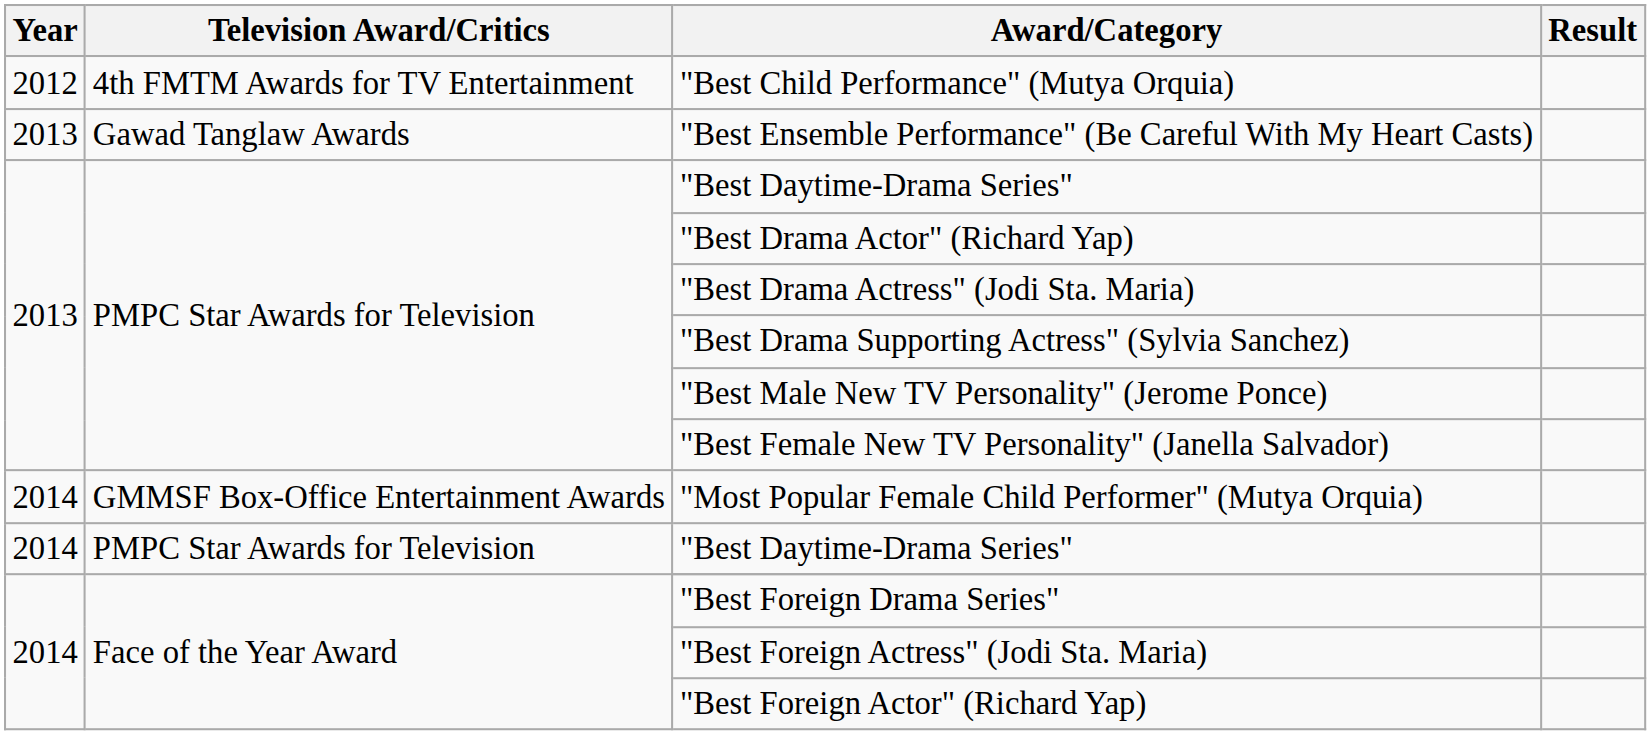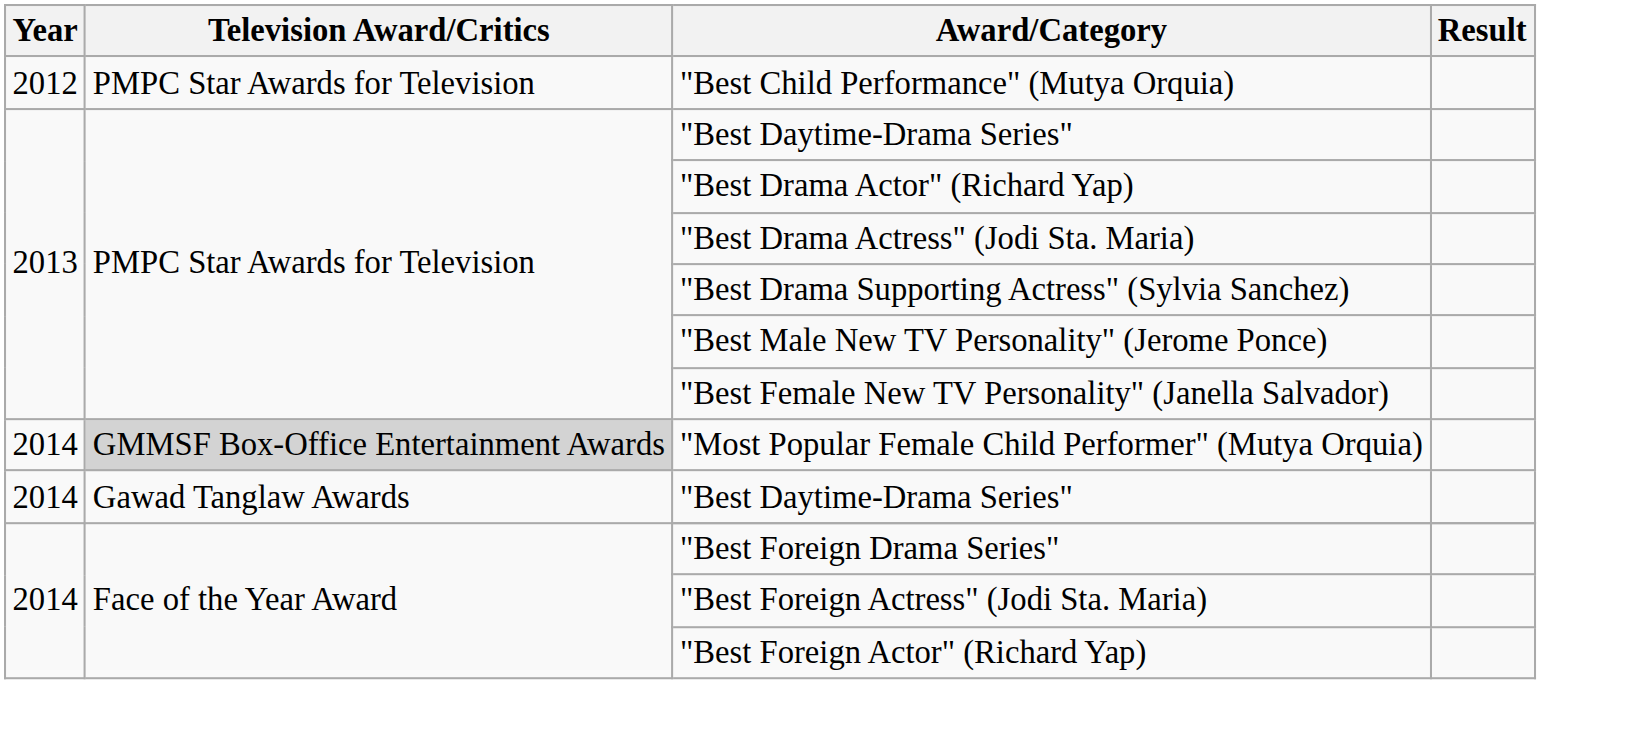(363, 82) 4th FMTM Awards for TV Entertainment -> (314, 82) PMPC Star Awards for Television
- row: (45, 133)
(379, 496) no background -> (379, 444) lightgrey background
(314, 548) PMPC Star Awards for Television -> (251, 496) Gawad Tanglaw Awards
